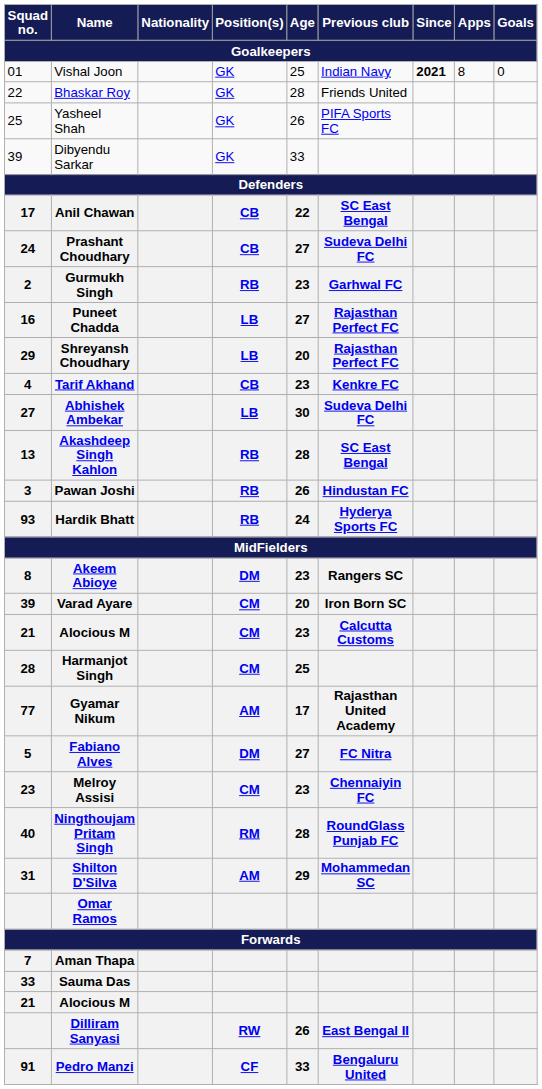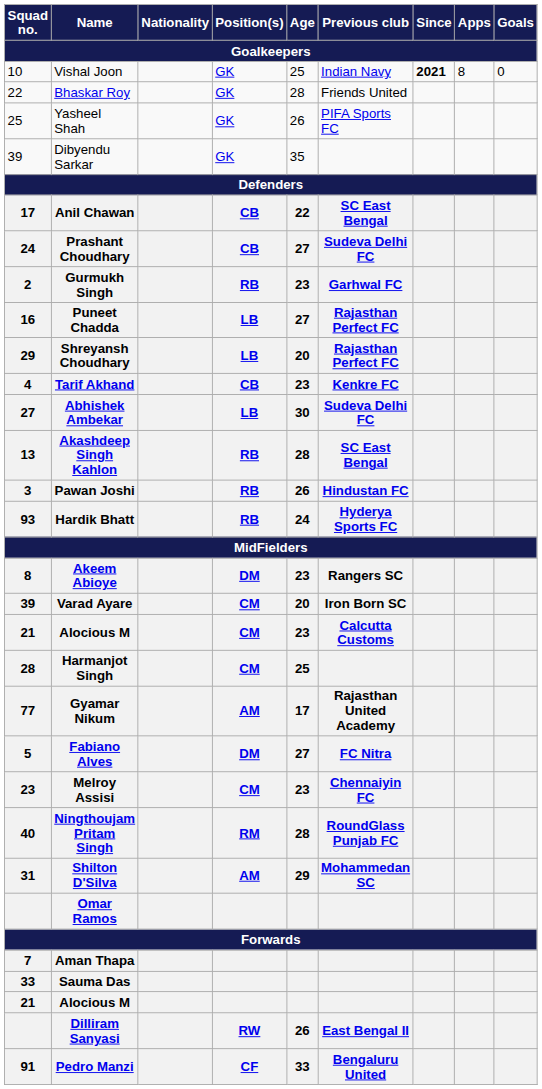(15, 72) 01 -> (15, 72) 10
(297, 157) 33 -> (297, 157) 35
